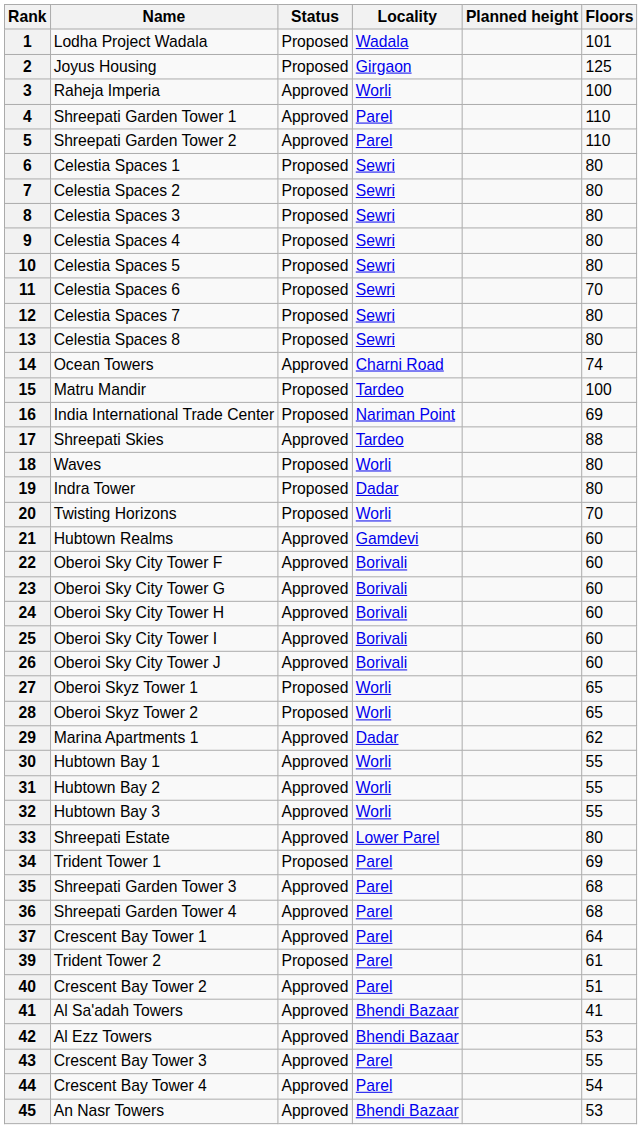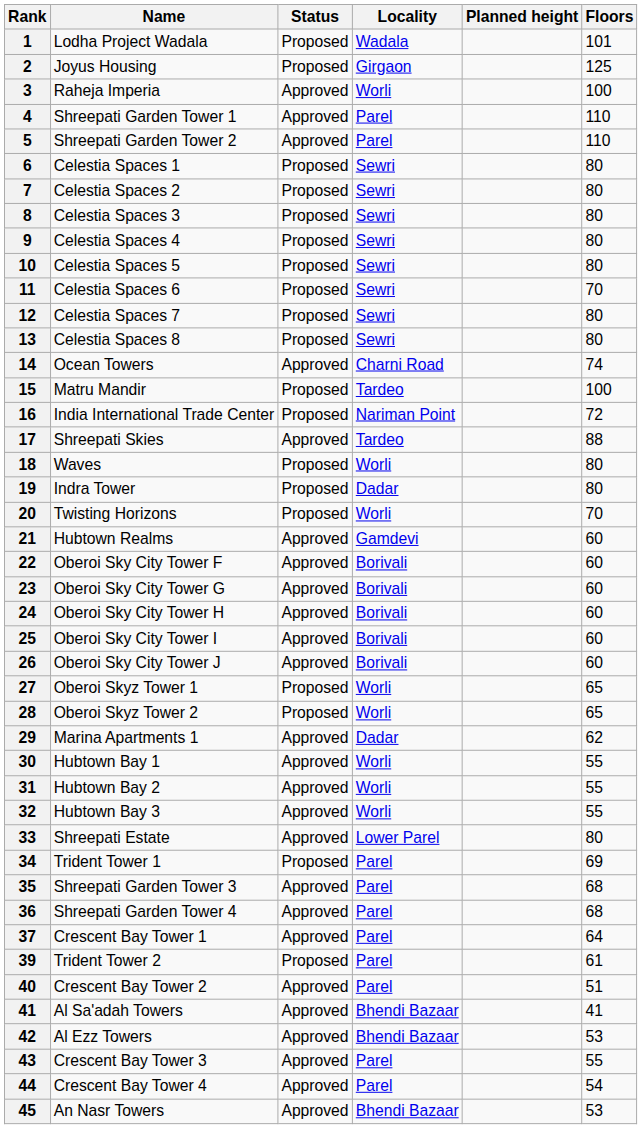(594, 414) 69 -> (594, 414) 72
